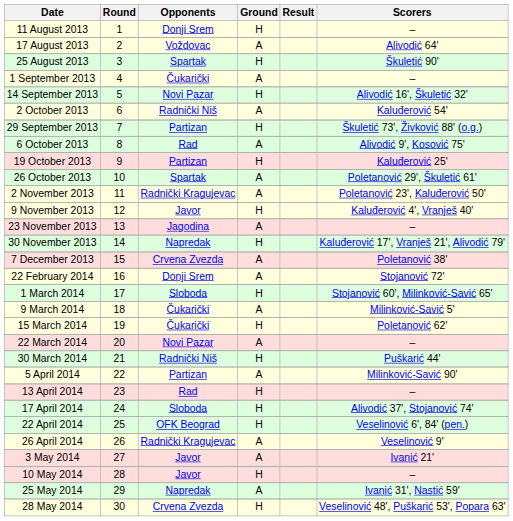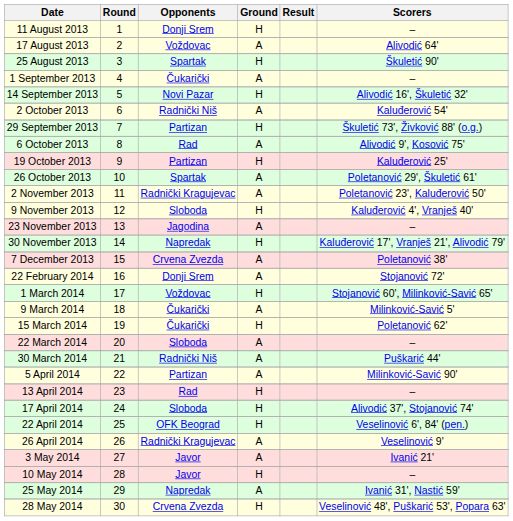(188, 210) Javor -> (188, 210) Sloboda
(188, 293) Sloboda -> (188, 293) Voždovac
(188, 342) Novi Pazar -> (188, 342) Sloboda
(259, 359) H -> (259, 359) A
